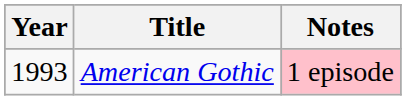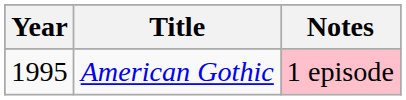(40, 71) 1993 -> (40, 71) 1995
